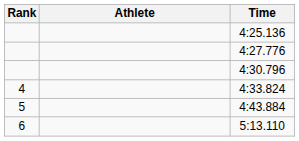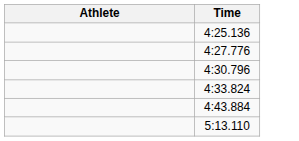- column: (22, 13)
